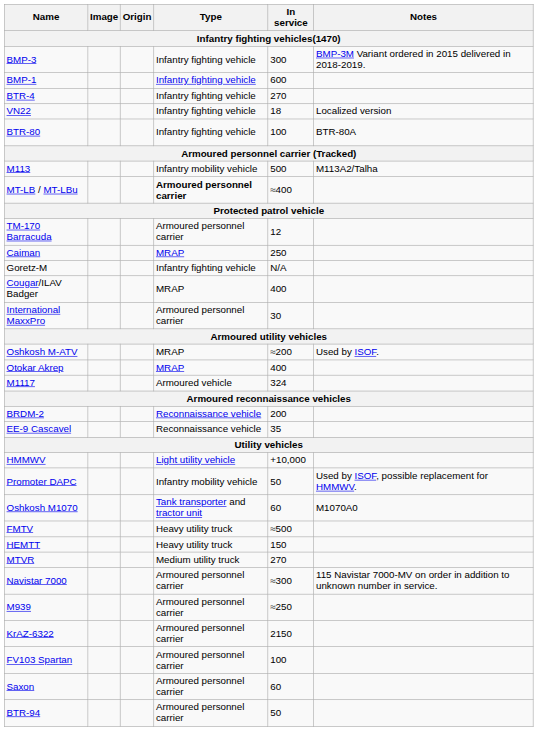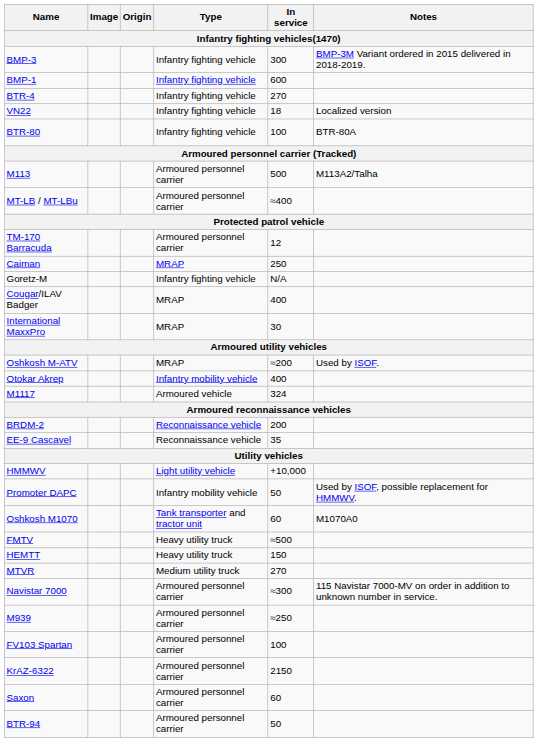(207, 169) Infantry mobility vehicle -> (200, 174) Armoured personnel carrier
(204, 189) bold -> (200, 200) normal
(200, 315) Armoured personnel carrier -> (170, 326) MRAP
(170, 367) MRAP -> (207, 378) Infantry mobility vehicle
rows swapped: (30, 633) <-> (39, 660)
